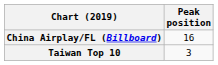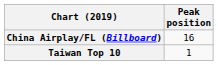(189, 53) 3 -> (189, 53) 1
